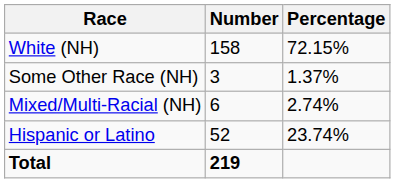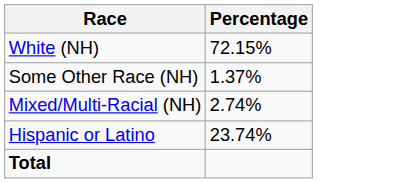- column: (244, 18)
